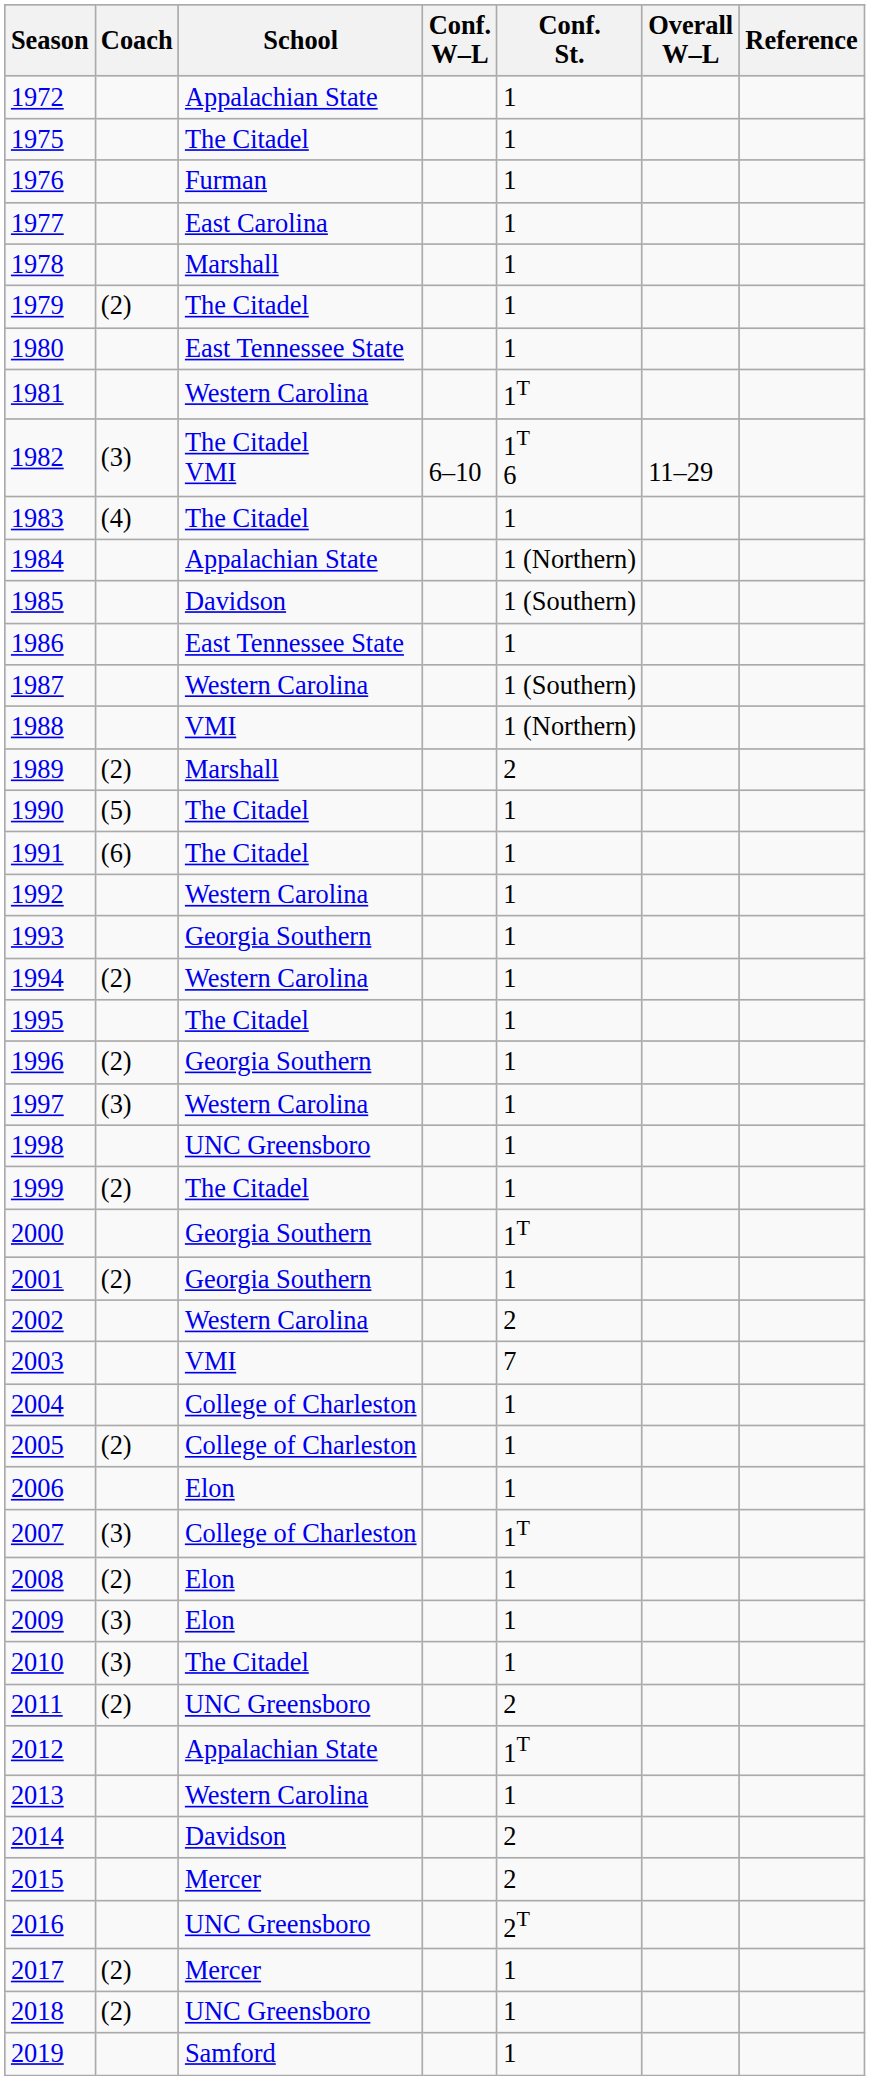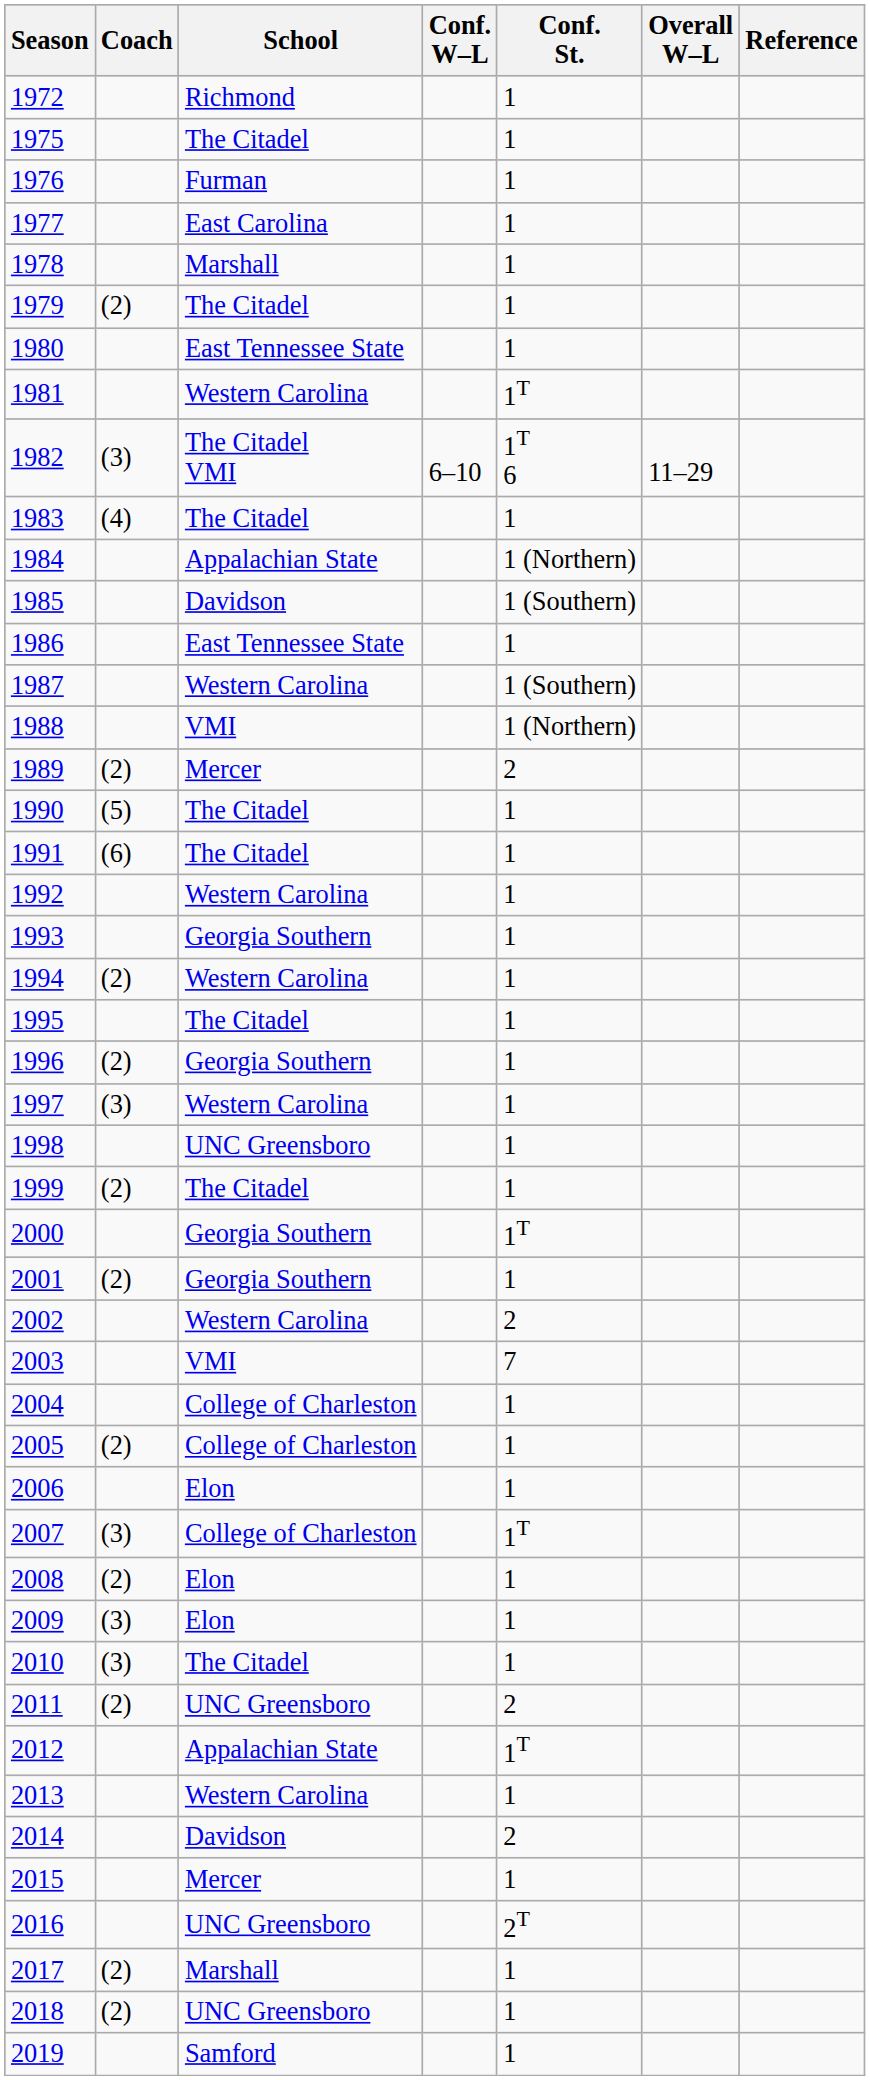(281, 97) Appalachian State -> (240, 97) Richmond
(232, 769) Marshall -> (223, 769) Mercer
(510, 1879) 2 -> (510, 1879) 1
(223, 1969) Mercer -> (232, 1969) Marshall
